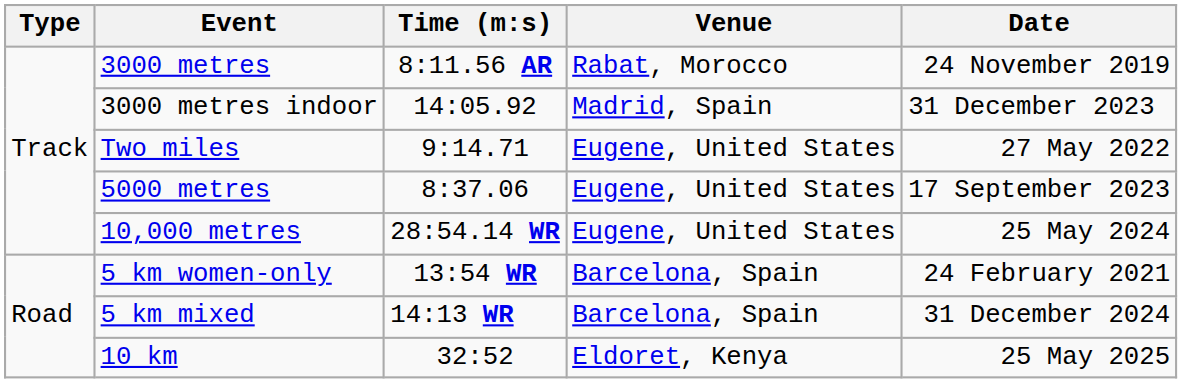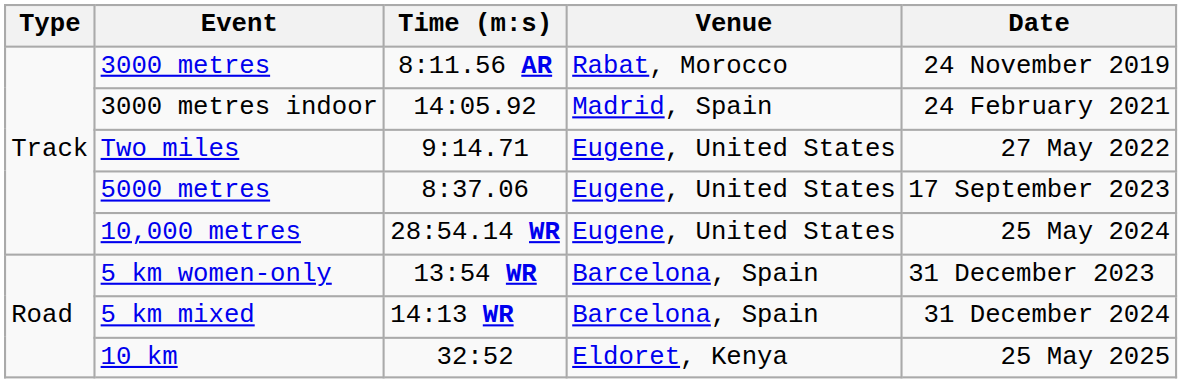(1031, 109) 31 December 2023 -> (1047, 109) 24 February 2021
(1047, 275) 24 February 2021 -> (1031, 275) 31 December 2023
